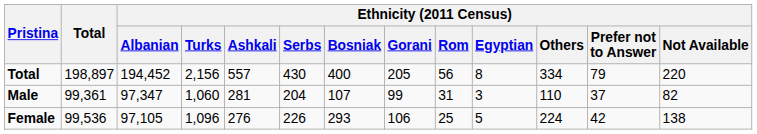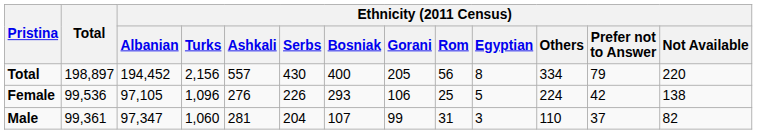rows swapped: (23, 96) <-> (31, 118)
